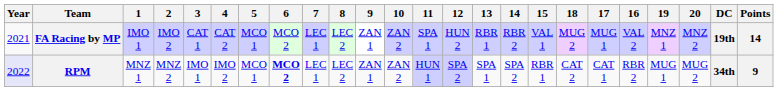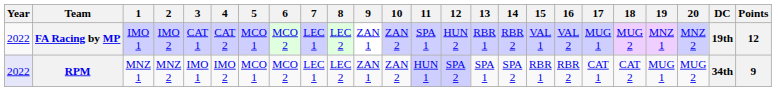columns swapped: (634, 13) <-> (572, 13)
(18, 38) 2021 -> (18, 38) 2022
(755, 38) 14 -> (753, 38) 12
(286, 70) bold -> (285, 70) normal
